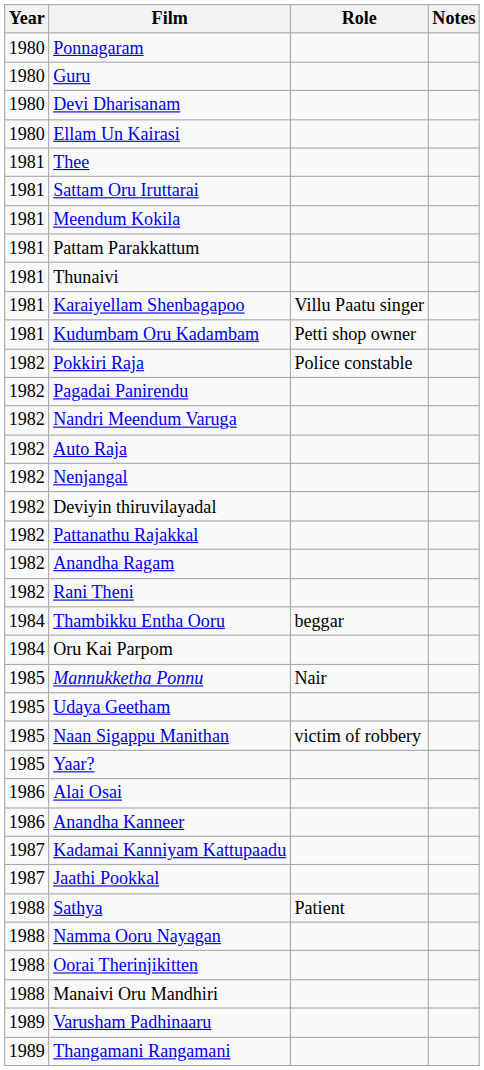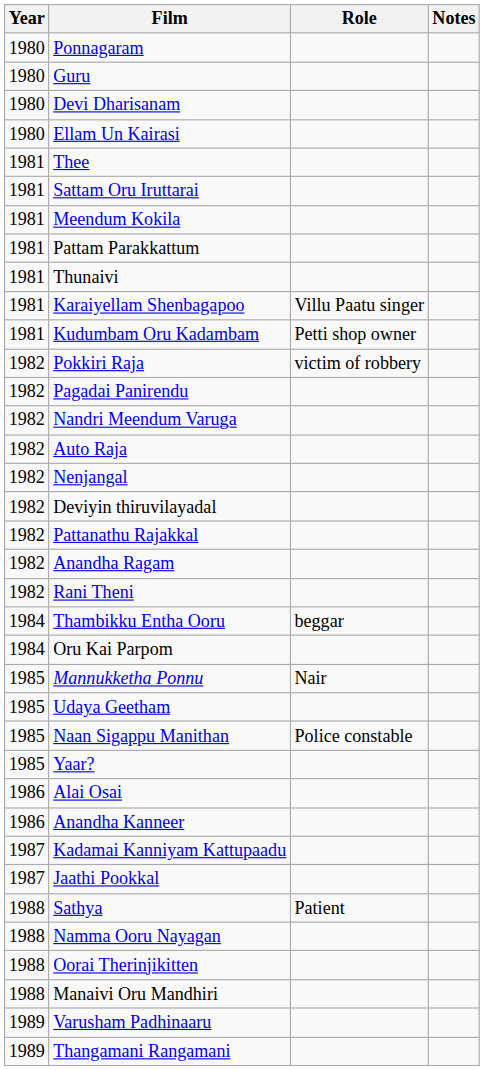(354, 362) Police constable -> (358, 362) victim of robbery
(358, 735) victim of robbery -> (354, 735) Police constable
